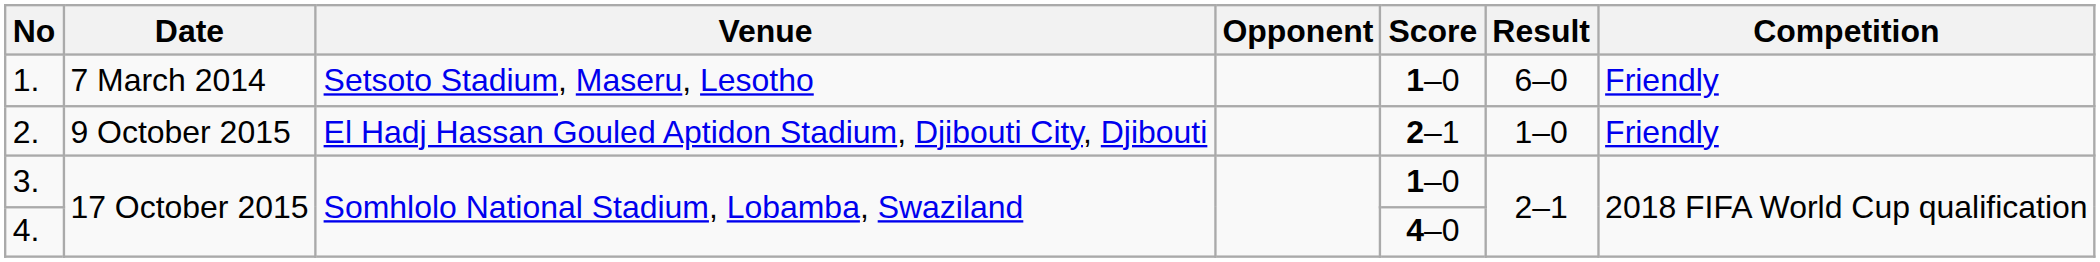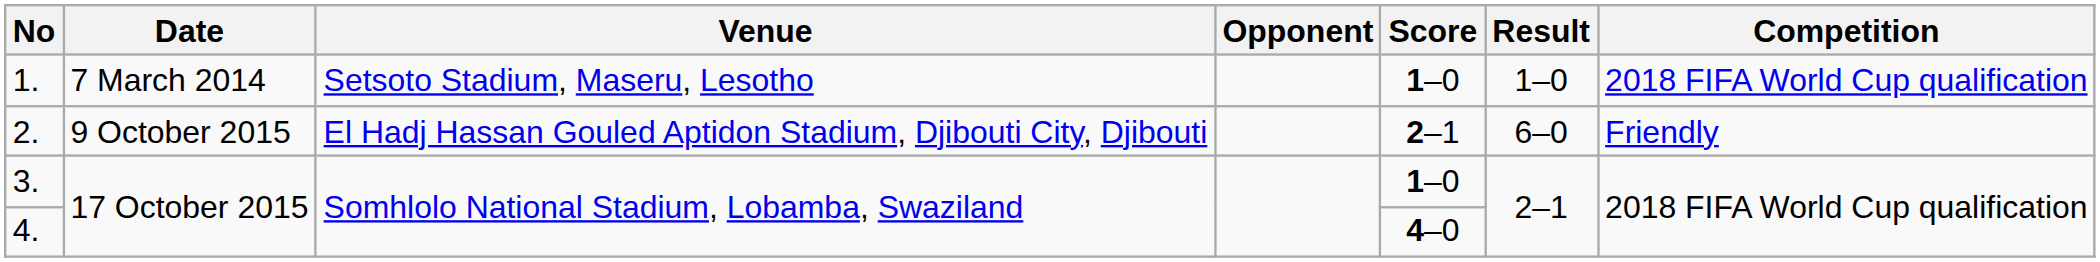(1541, 80) 6–0 -> (1541, 80) 1–0
(1662, 80) Friendly -> (1846, 80) 2018 FIFA World Cup qualification
(1541, 131) 1–0 -> (1541, 131) 6–0
